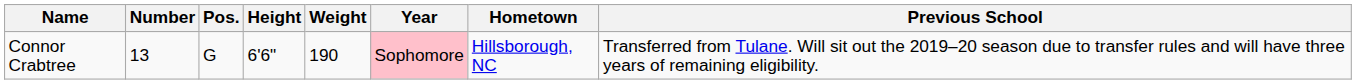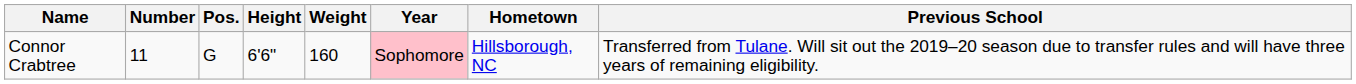(139, 55) 13 -> (139, 55) 11
(324, 55) 190 -> (324, 55) 160
